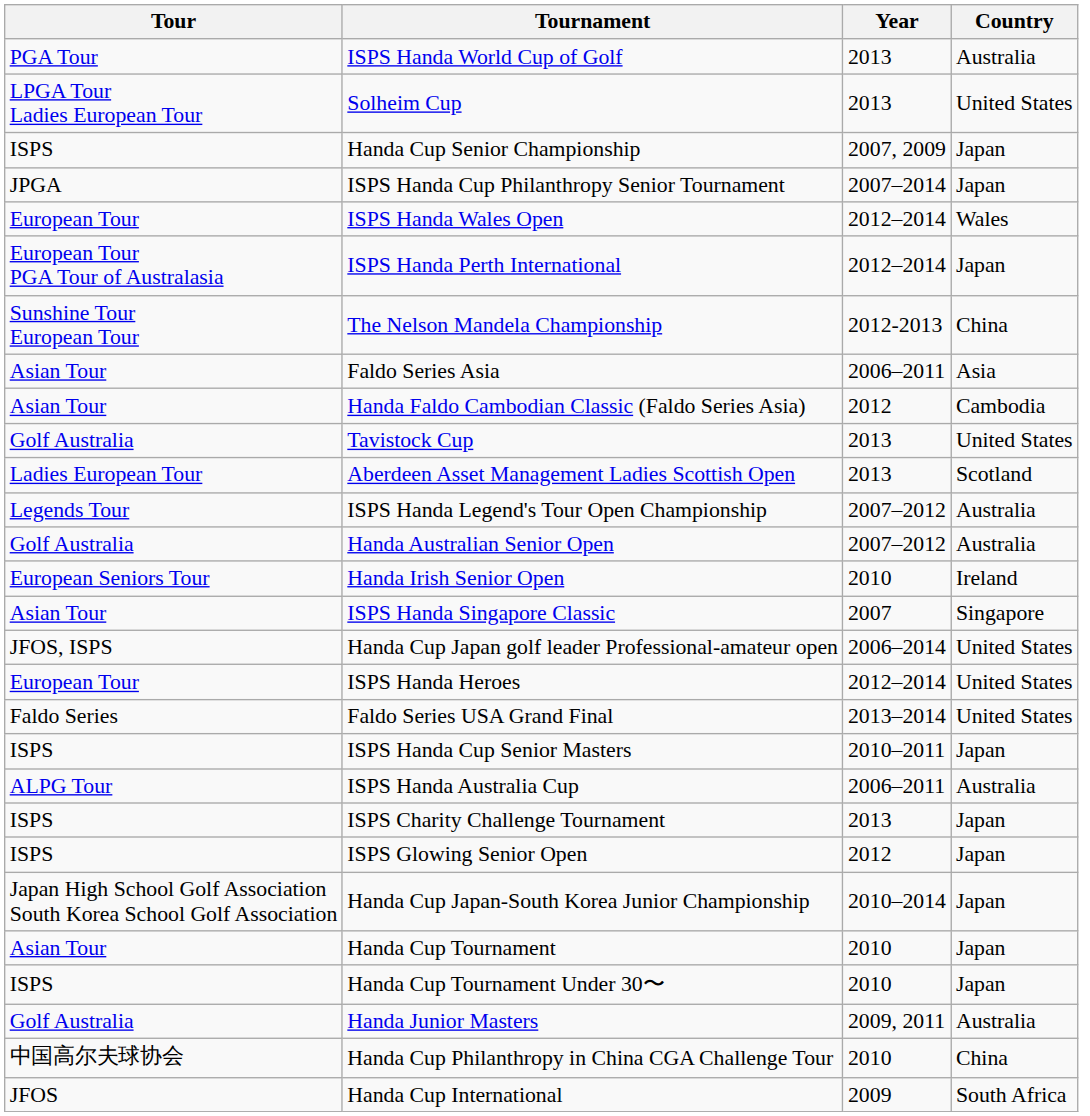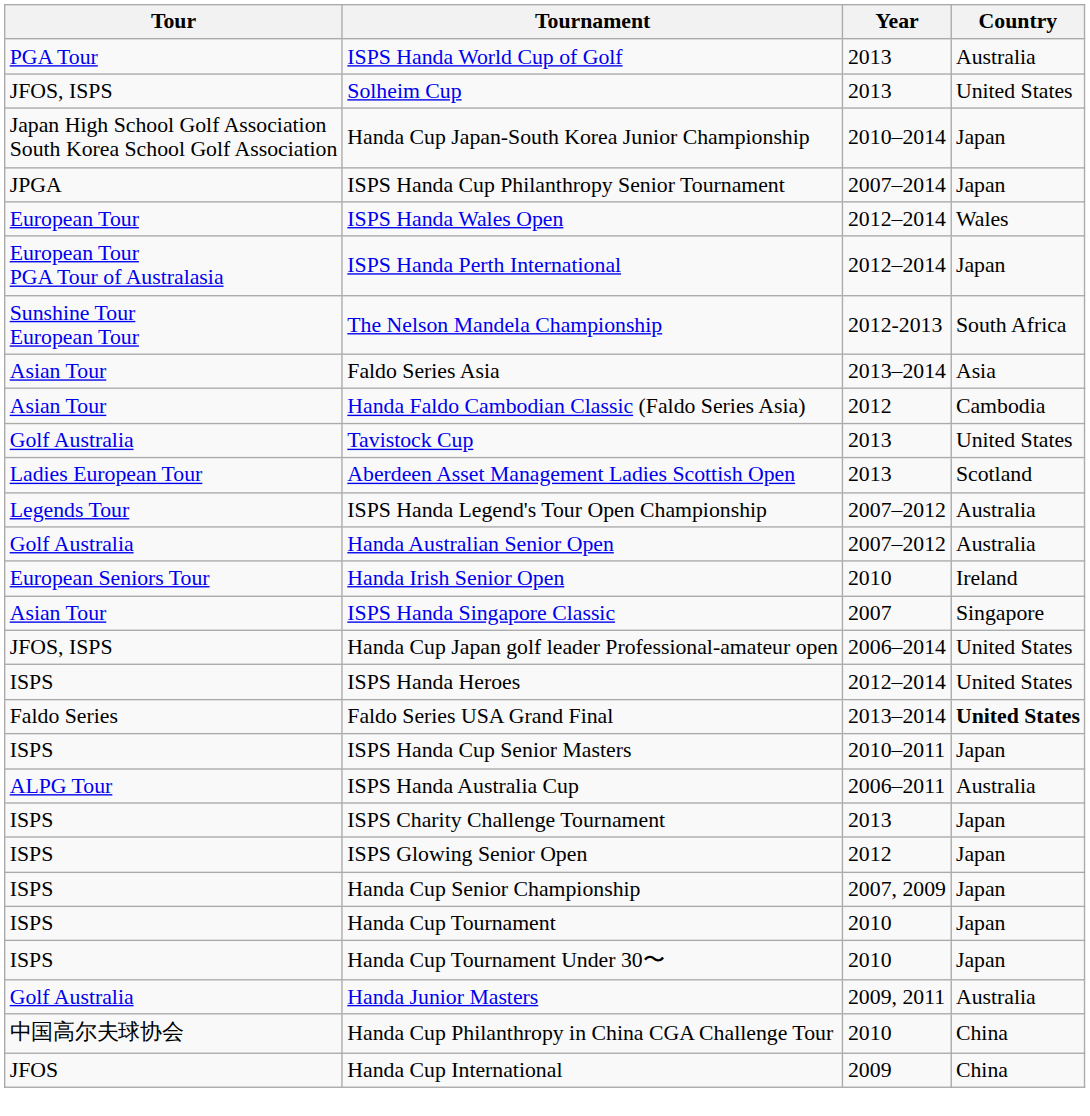(106, 103) LPGA Tour Ladies European Tour -> (61, 90) JFOS, ISPS
rows swapped: (578, 901) <-> (494, 149)
(982, 324) China -> (1011, 324) South Africa
(897, 371) 2006–2011 -> (897, 371) 2013–2014
(74, 681) European Tour -> (31, 681) ISPS
(1014, 716) normal -> (1018, 716) bold
(58, 947) Asian Tour -> (31, 923) ISPS
(1011, 1094) South Africa -> (982, 1069) China
